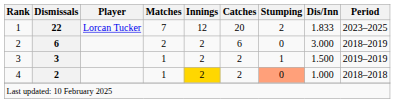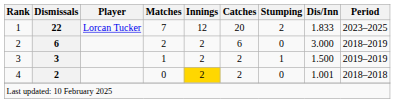(164, 75) 1 -> (164, 75) 0
(282, 75) lightsalmon background -> (282, 75) no background
(322, 75) 1.000 -> (322, 75) 1.001
